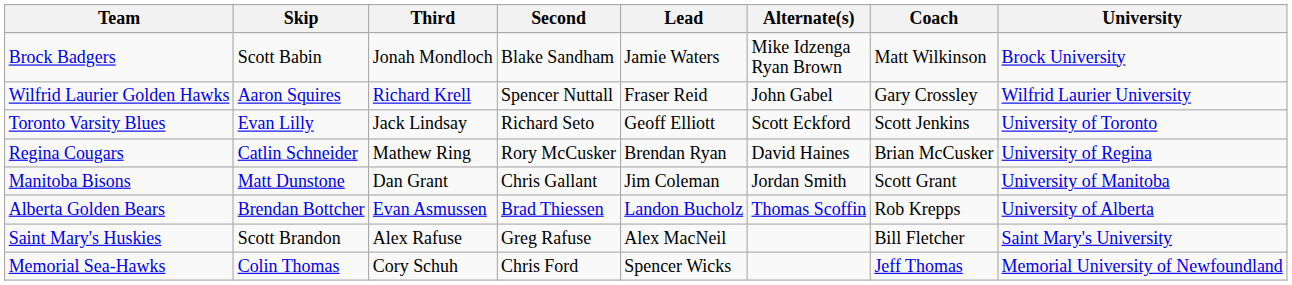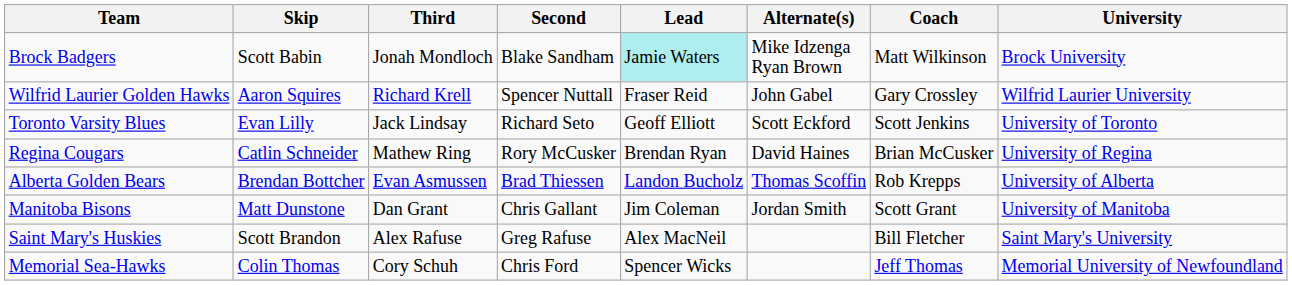(672, 57) no background -> (672, 57) paleturquoise background
rows swapped: (70, 180) <-> (87, 209)
